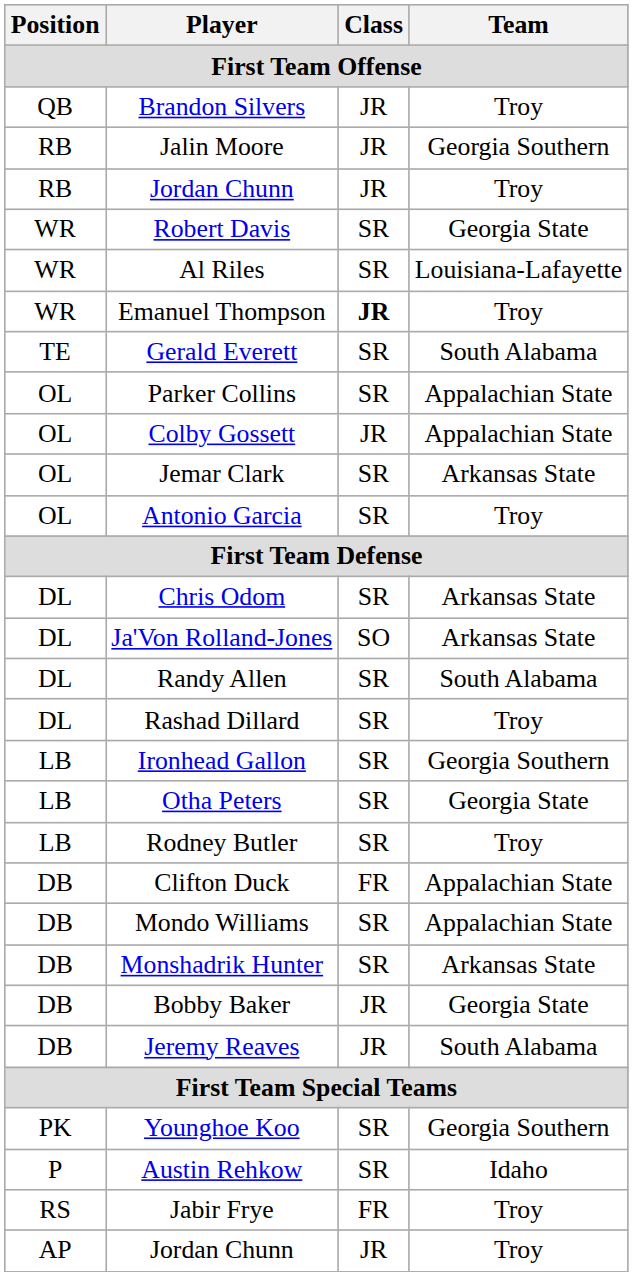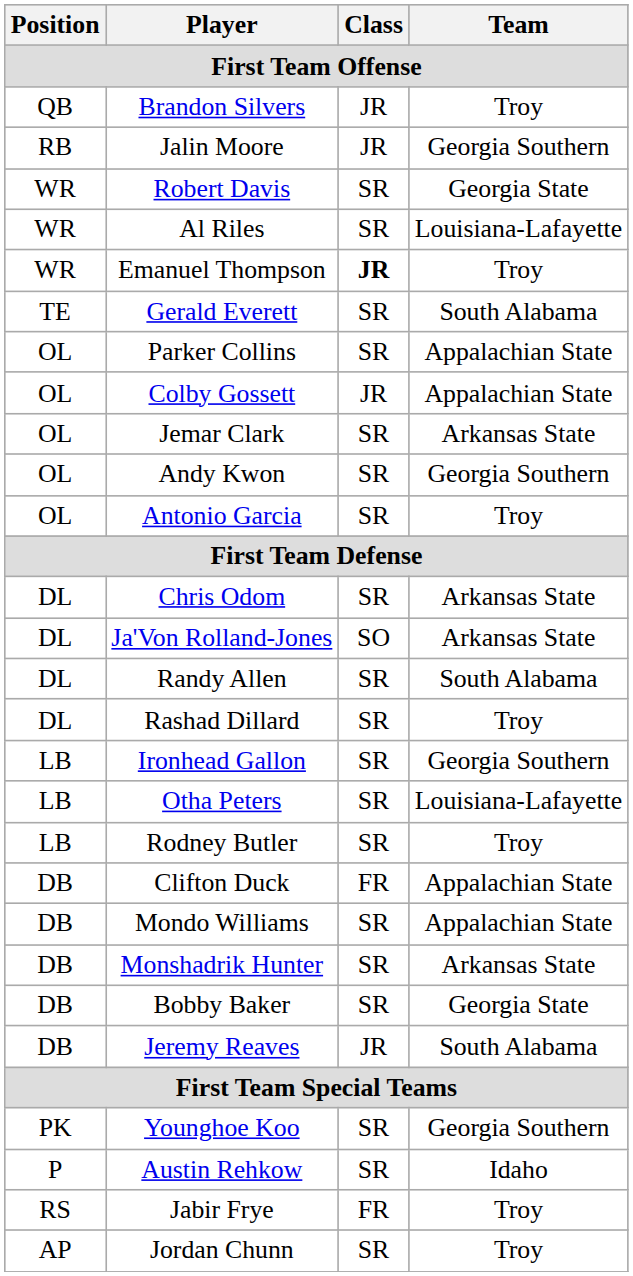- row: (55, 188)
+ row: (55, 474)
(518, 801) Georgia State -> (518, 801) Louisiana-Lafayette
(374, 1005) JR -> (374, 1005) SR
(374, 1250) JR -> (374, 1250) SR
